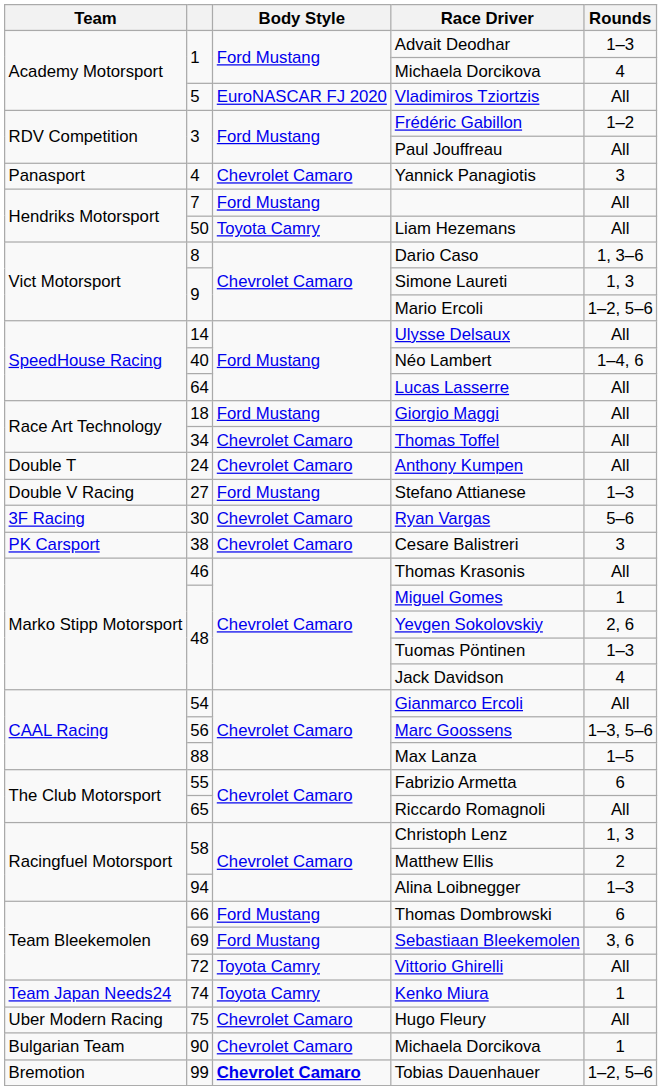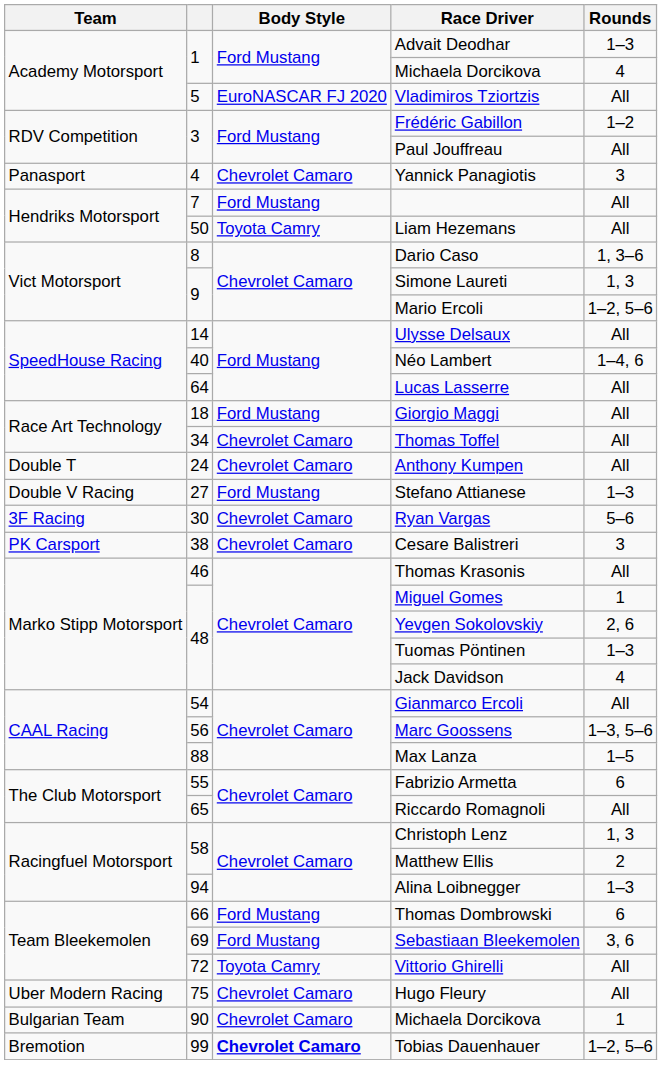- row: (200, 993)
